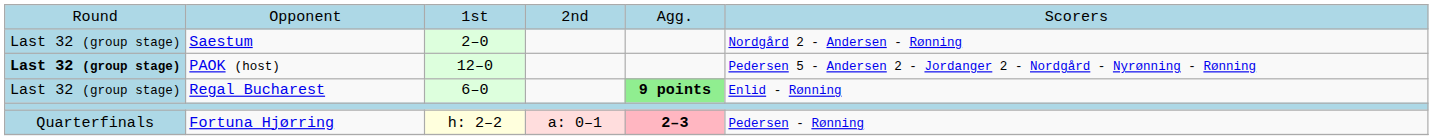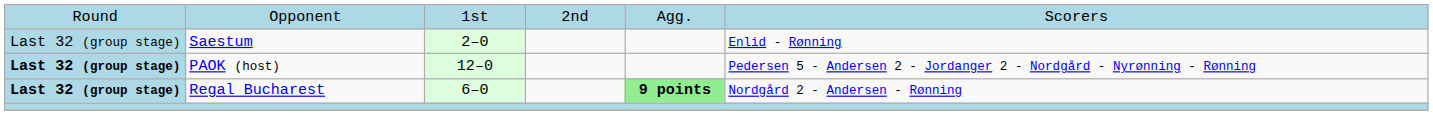(845, 42) Nordgård 2 - Andersen - Rønning -> (785, 42) Enlid - Rønning
(95, 91) normal -> (95, 91) bold
(785, 91) Enlid - Rønning -> (845, 91) Nordgård 2 - Andersen - Rønning
- row: (262, 122)
